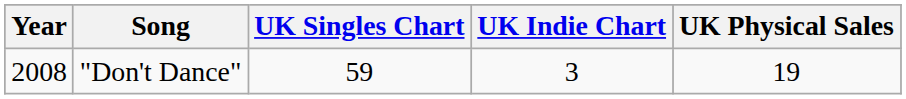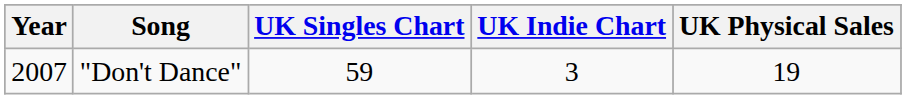(39, 70) 2008 -> (39, 70) 2007
